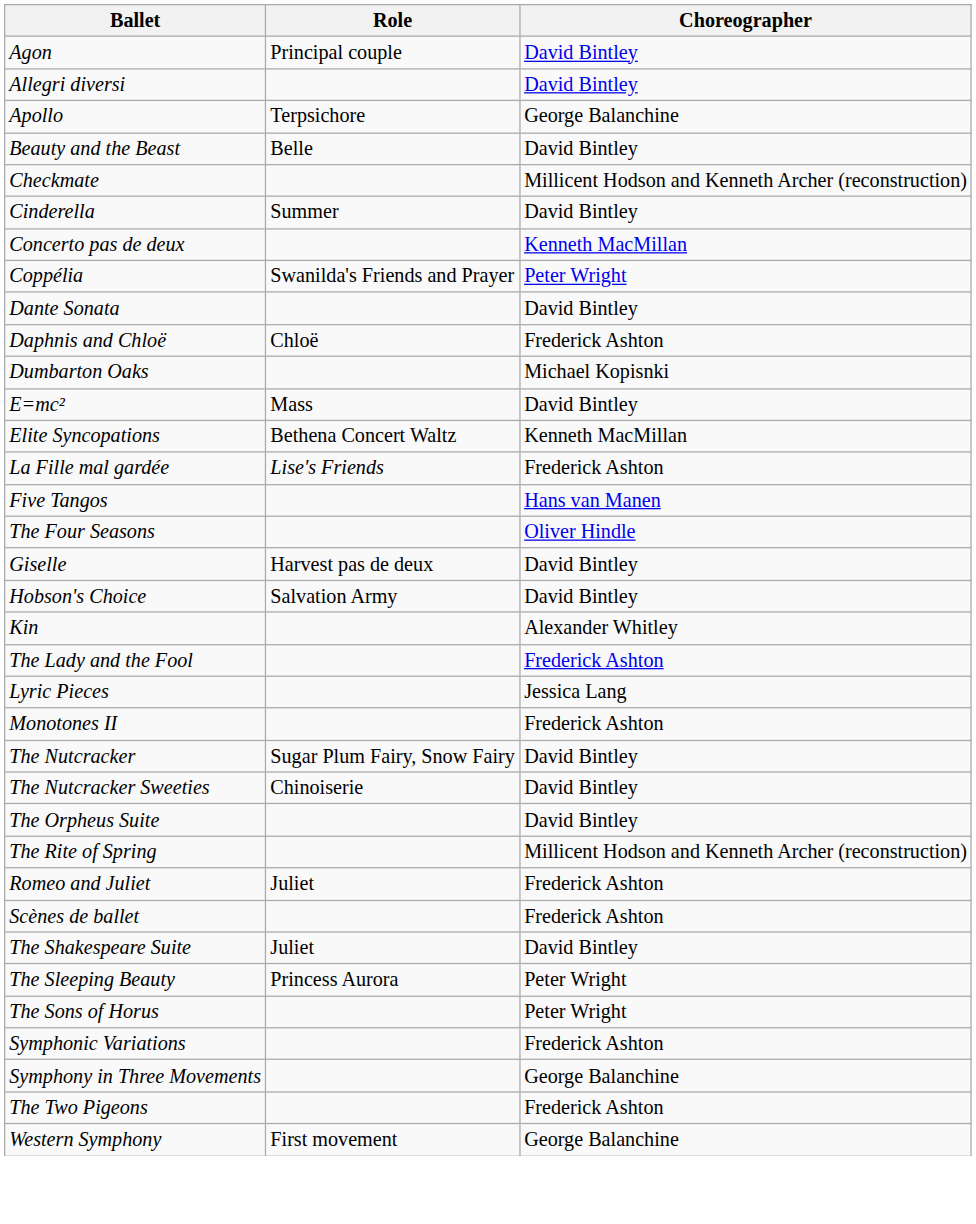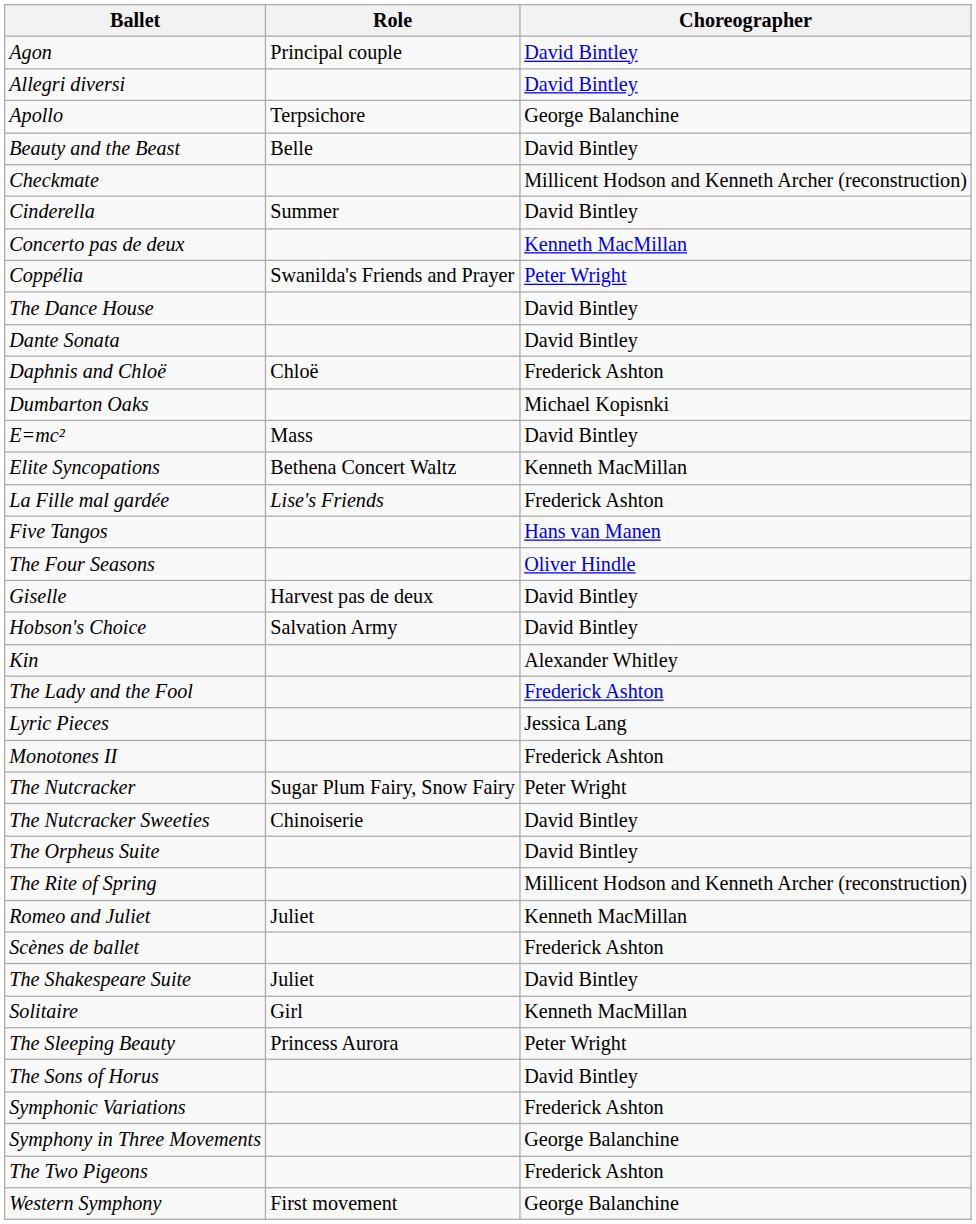+ row: (81, 308)
(581, 755) David Bintley -> (575, 787) Peter Wright
(594, 883) Frederick Ashton -> (606, 915) Kenneth MacMillan
+ row: (44, 1011)
(575, 1011) Peter Wright -> (581, 1075) David Bintley
